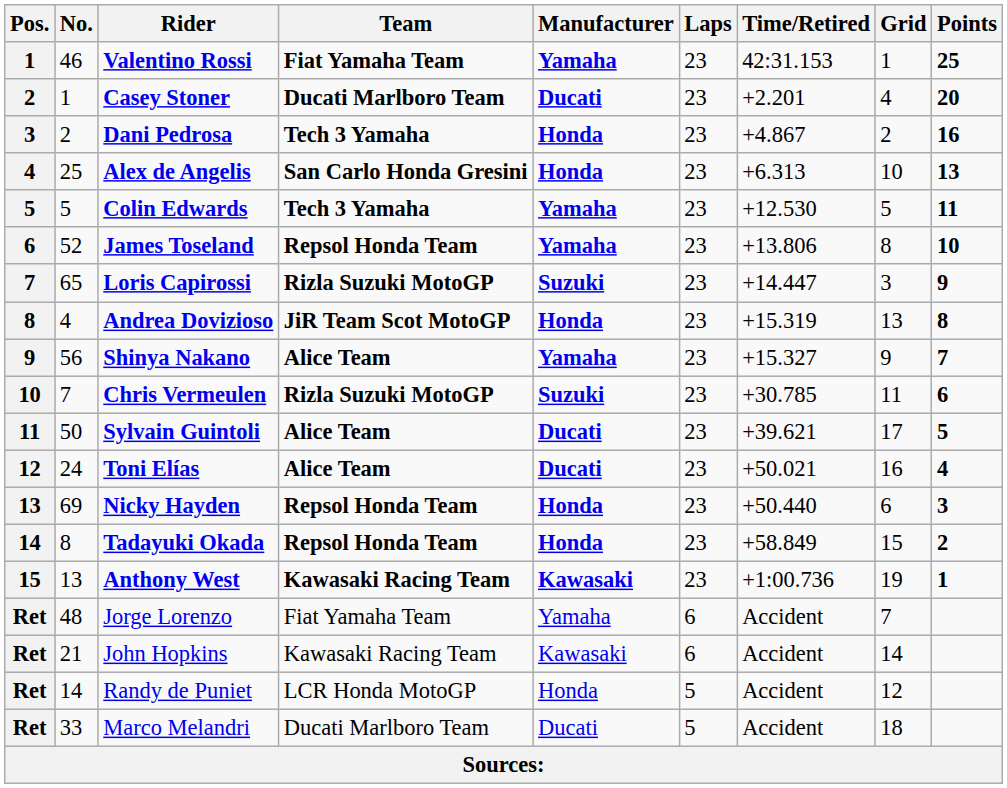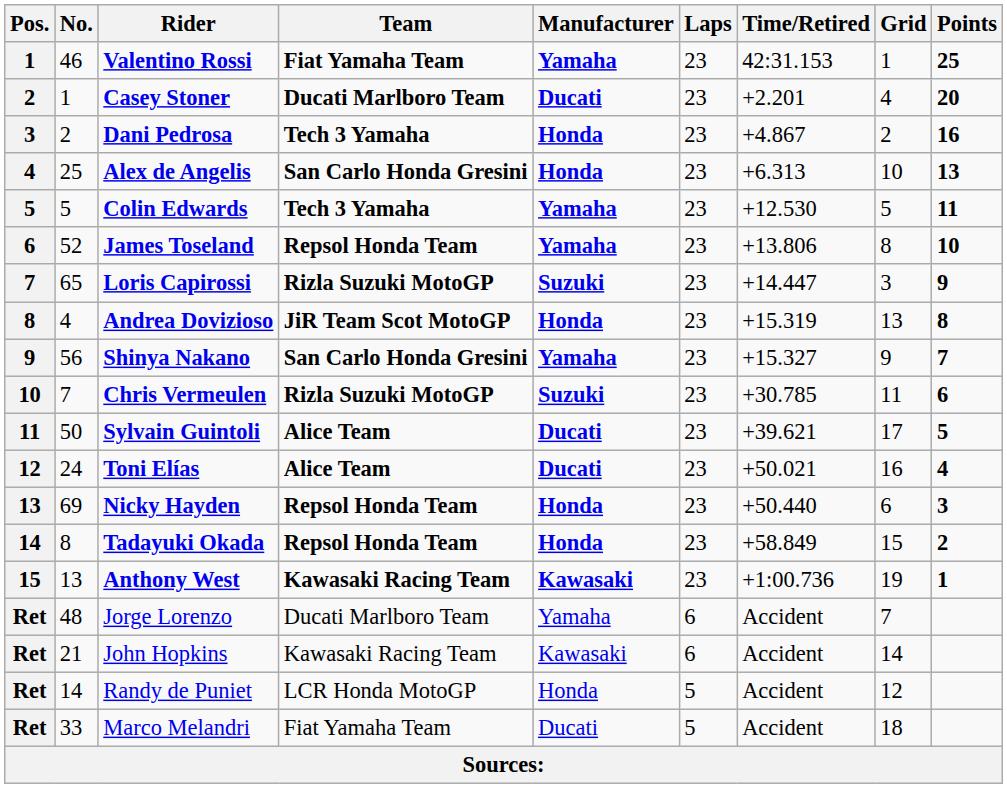(337, 357) Alice Team -> (406, 357) San Carlo Honda Gresini
(367, 616) Fiat Yamaha Team -> (386, 616) Ducati Marlboro Team
(386, 727) Ducati Marlboro Team -> (367, 727) Fiat Yamaha Team
